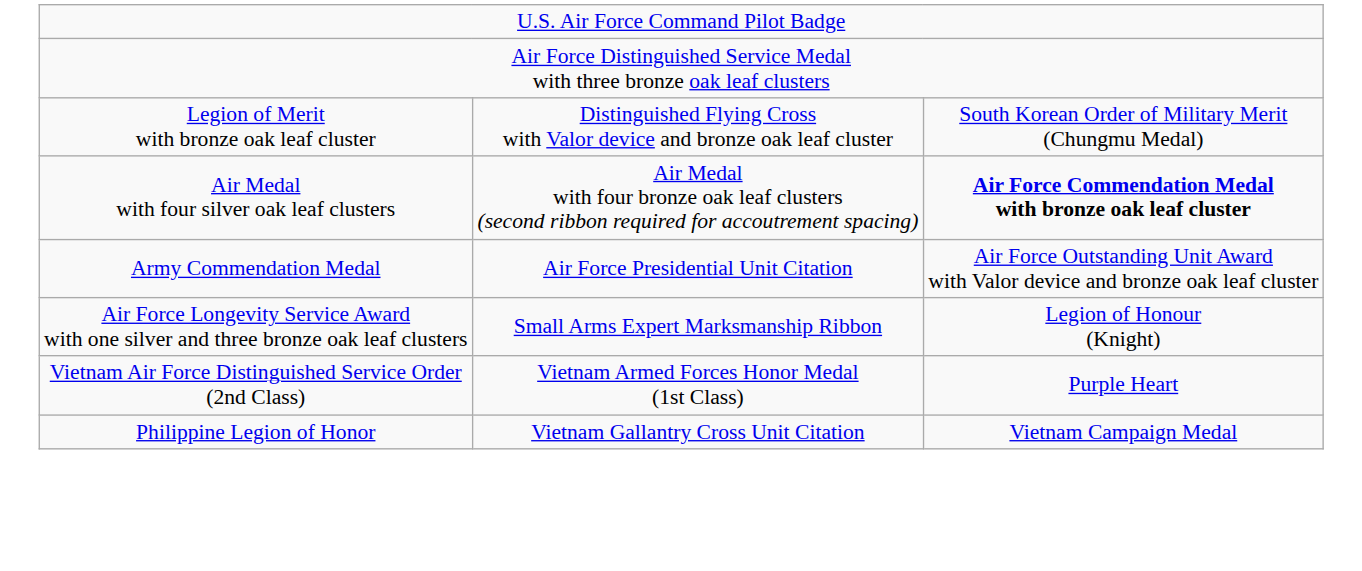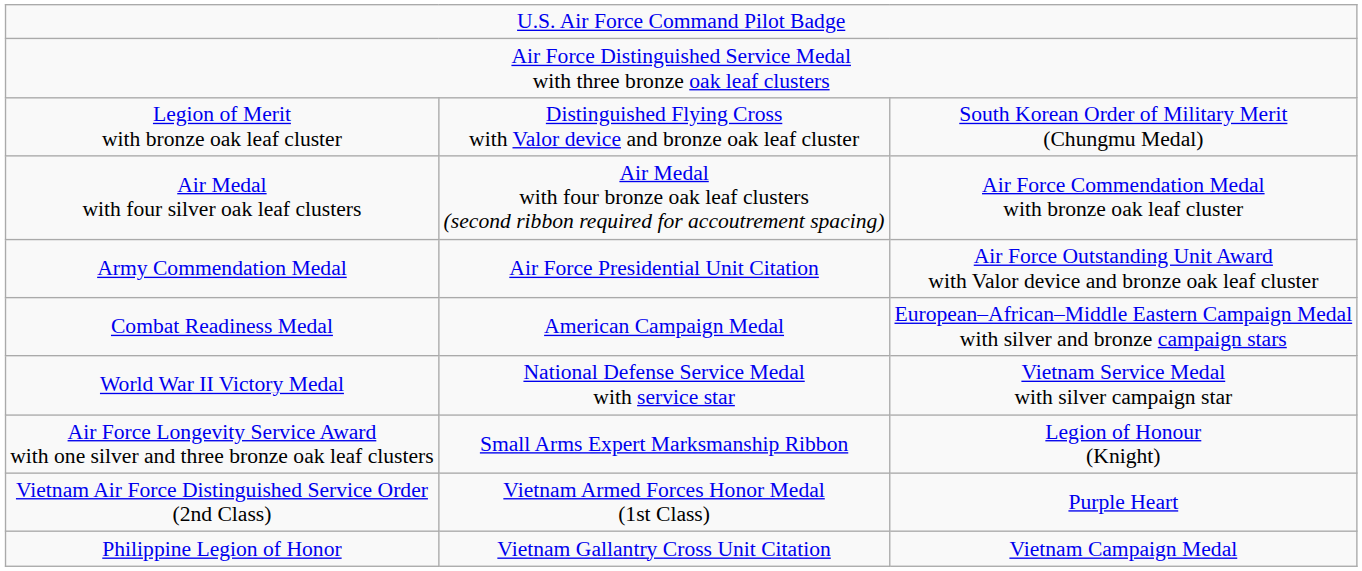(1123, 197) bold -> (1123, 197) normal
+ row: (222, 326)
+ row: (222, 385)
